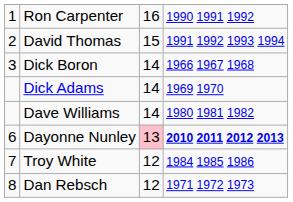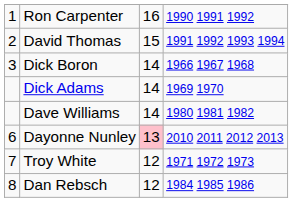(225, 137) bold -> (225, 137) normal
(210, 161) 1984 1985 1986 -> (210, 161) 1971 1972 1973
(210, 185) 1971 1972 1973 -> (210, 185) 1984 1985 1986
